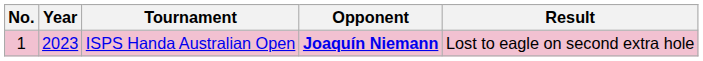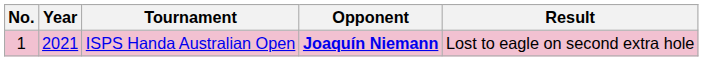(60, 43) 2023 -> (60, 43) 2021
